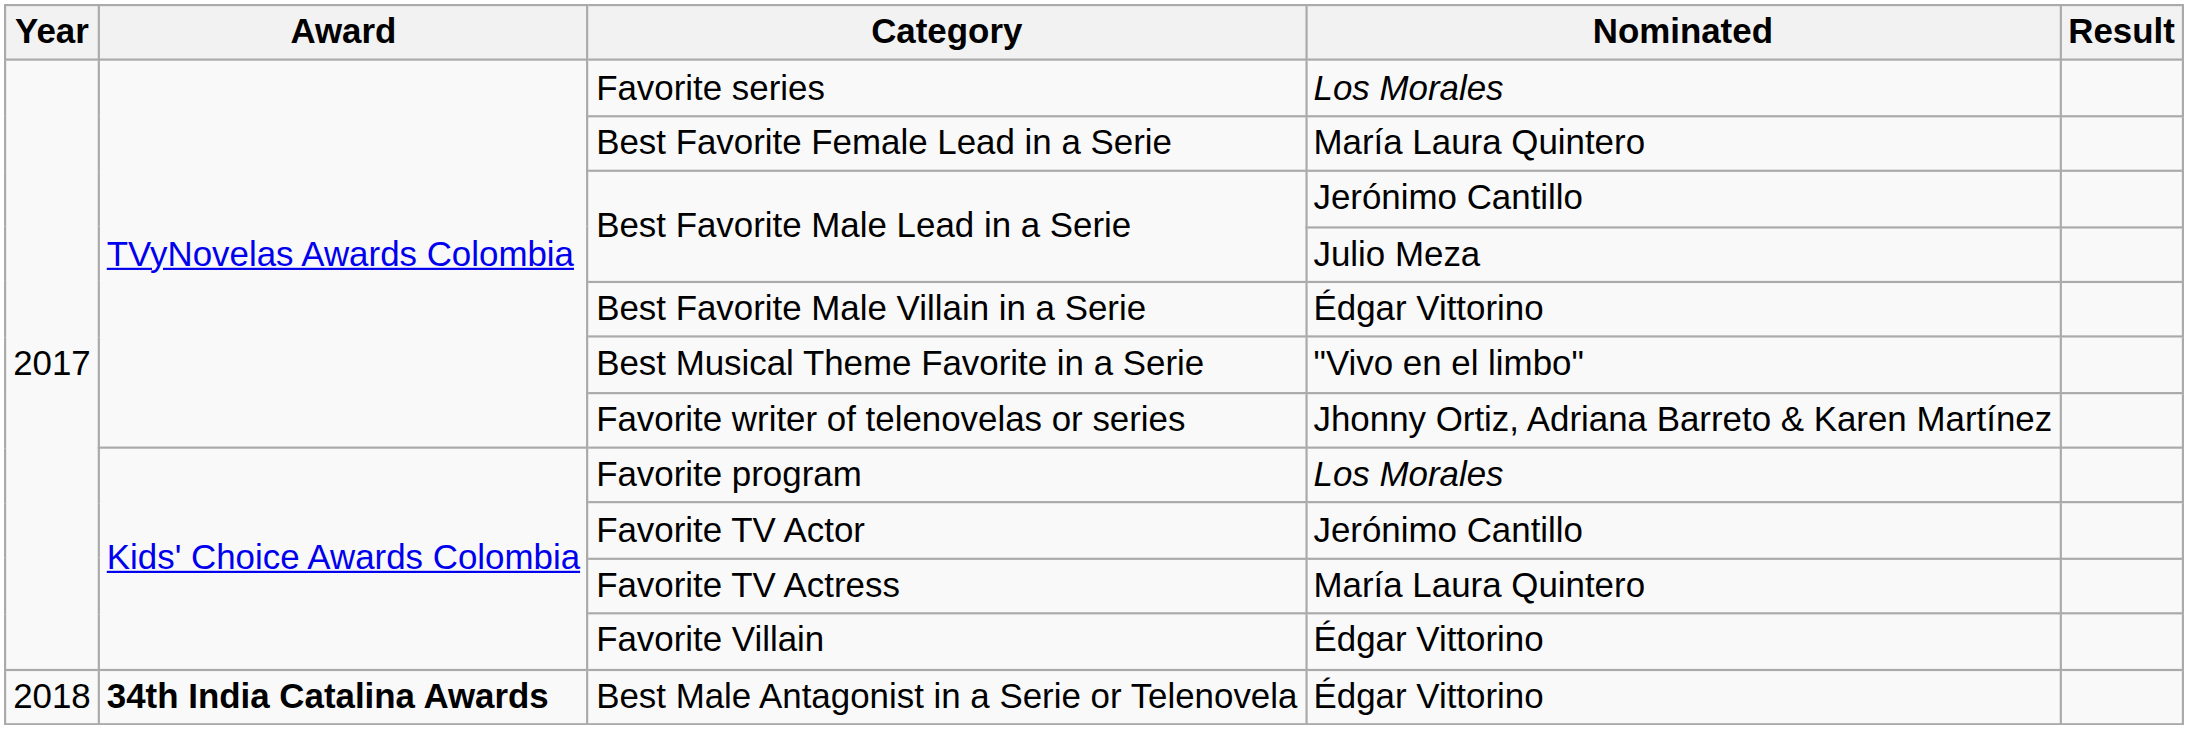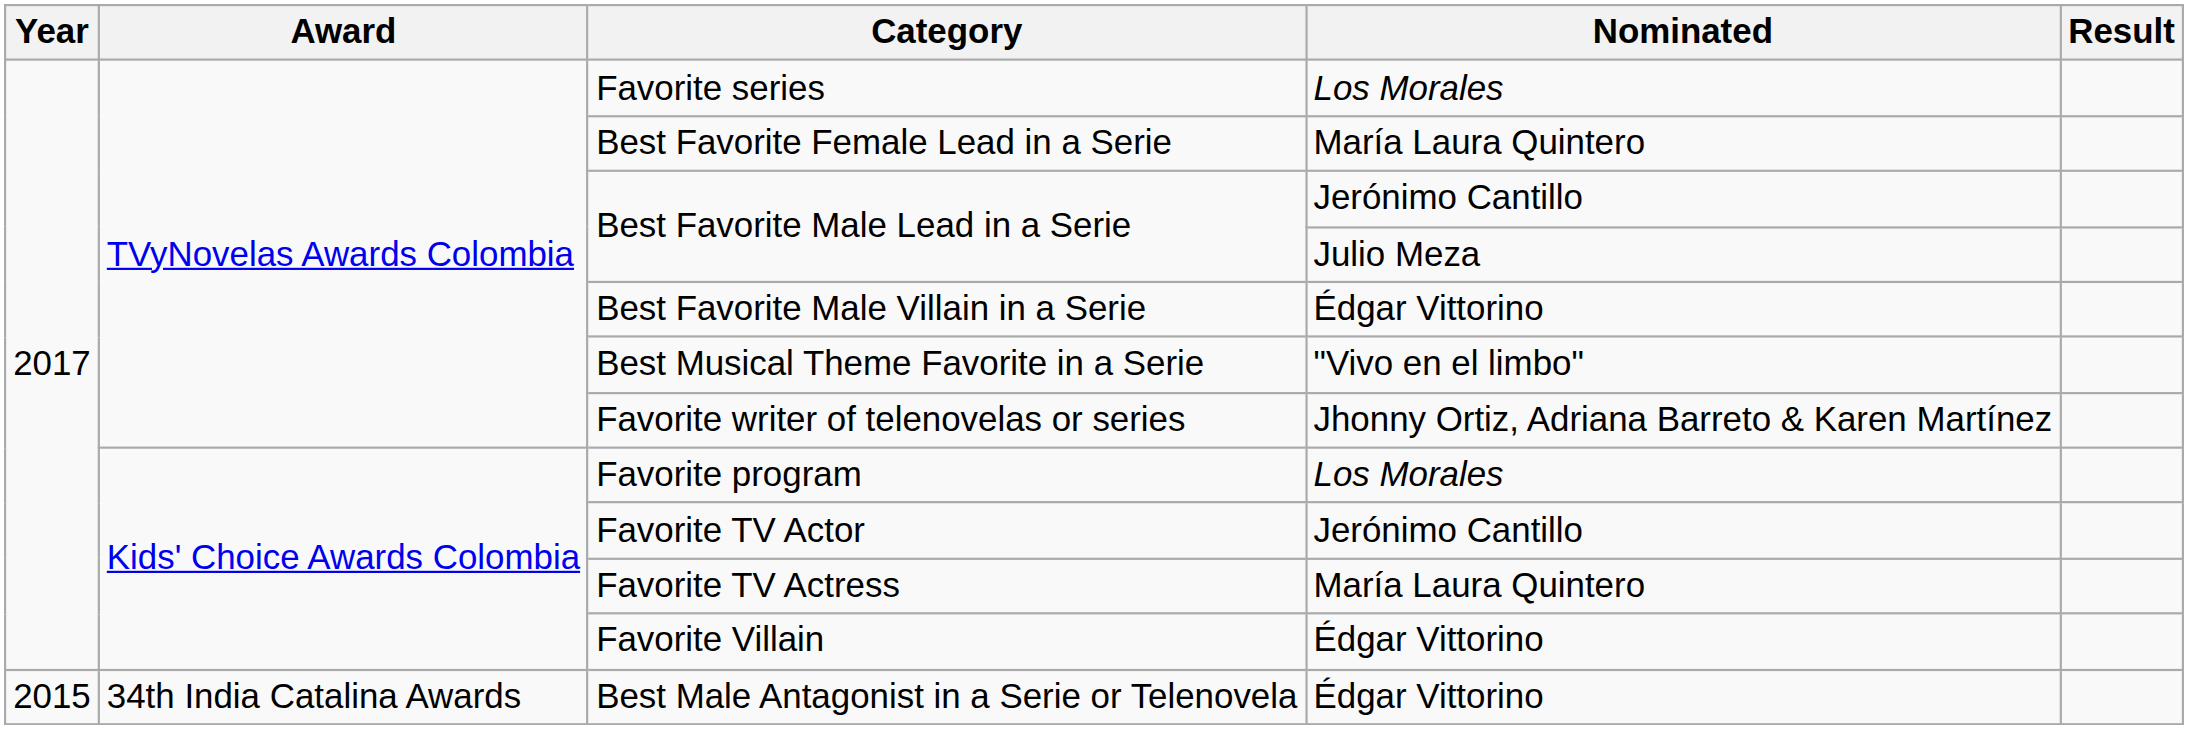(52, 695) 2018 -> (52, 695) 2015
(328, 695) bold -> (314, 695) normal
